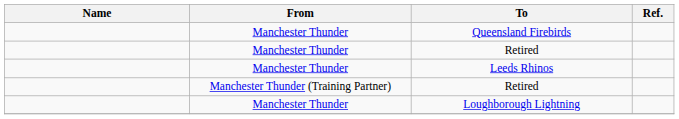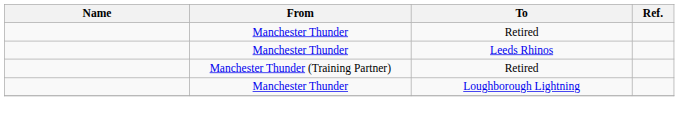- row: (300, 31)
